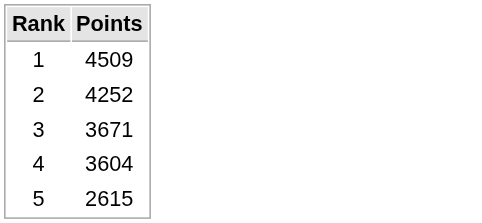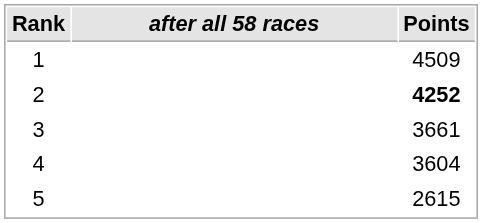+ column: (234, 24)
(109, 95) normal -> (436, 95) bold
(109, 130) 3671 -> (436, 130) 3661
